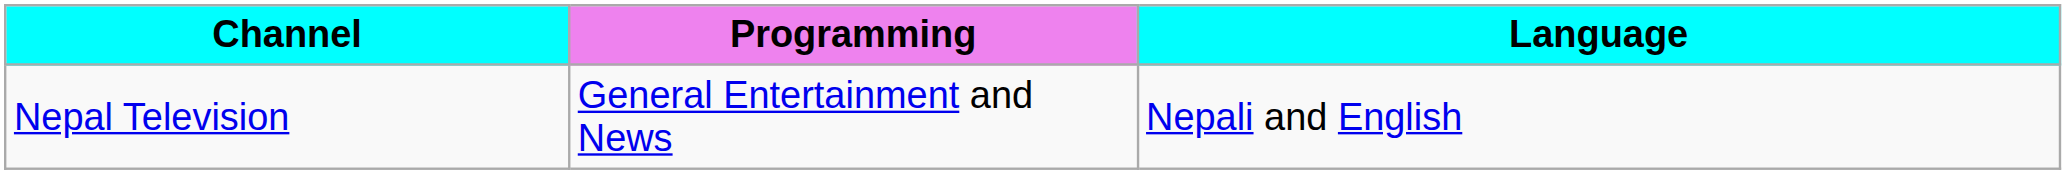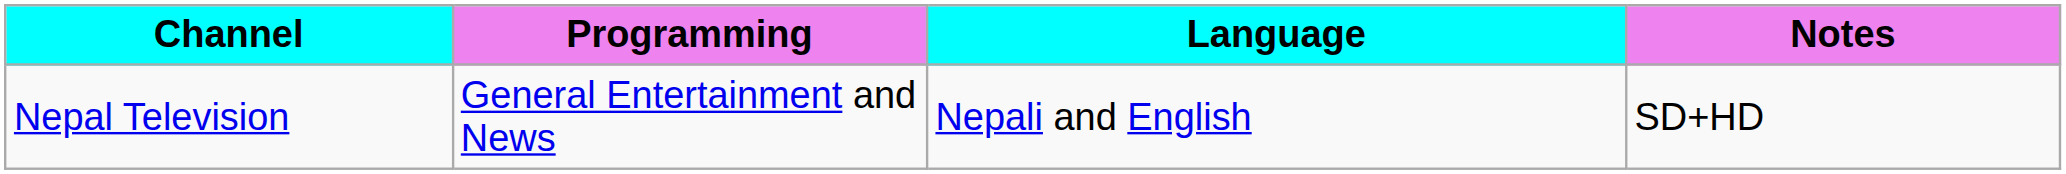+ column: (1843, 34)
